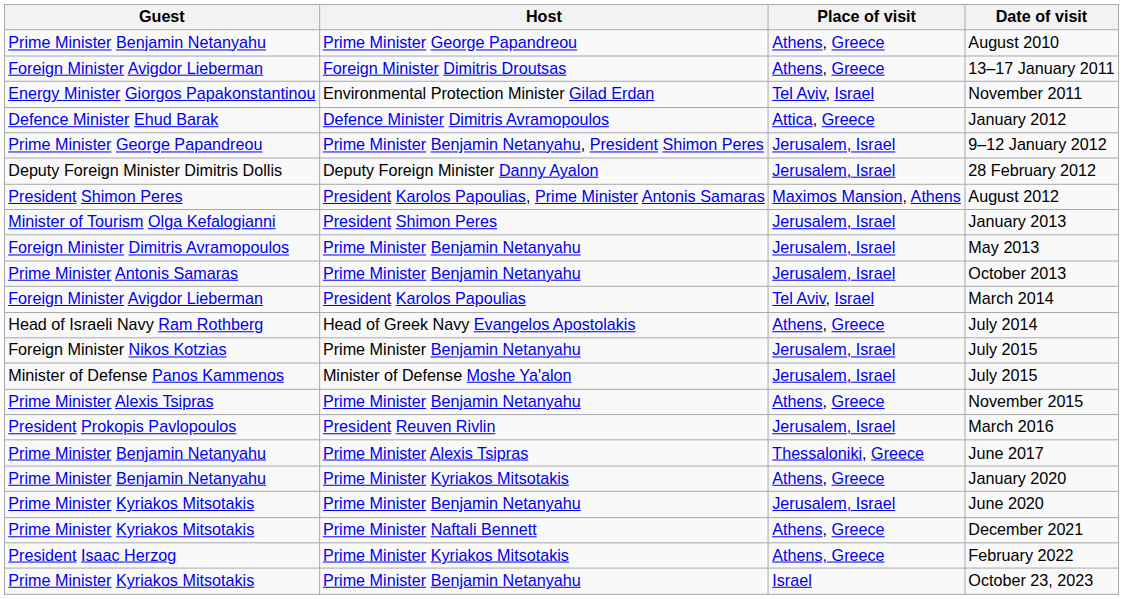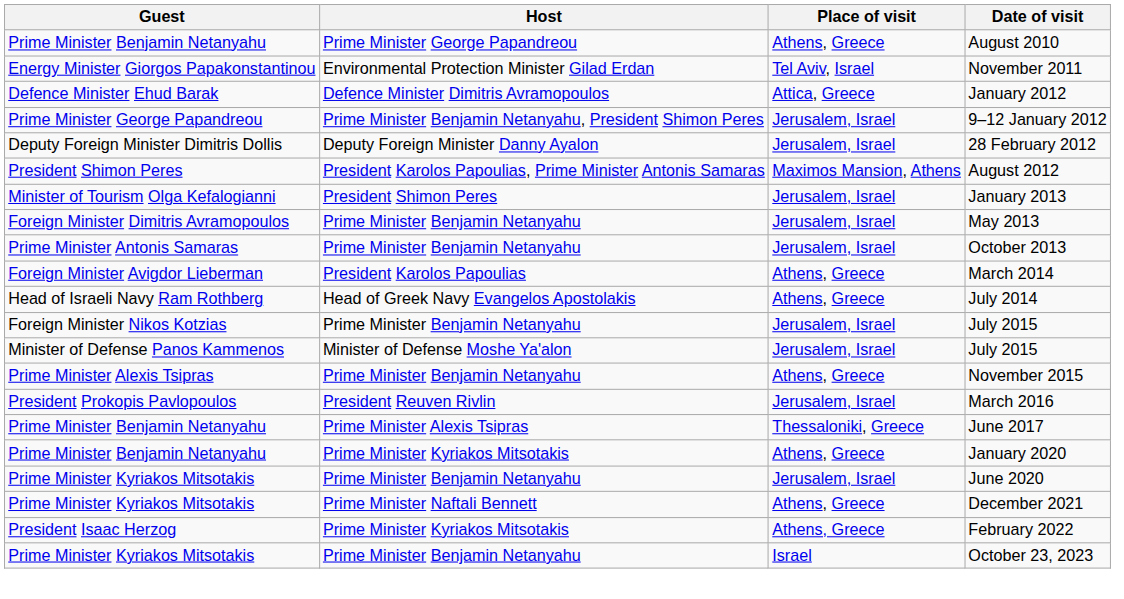- row: (136, 68)
(823, 299) Tel Aviv, Israel -> (828, 273) Athens, Greece
